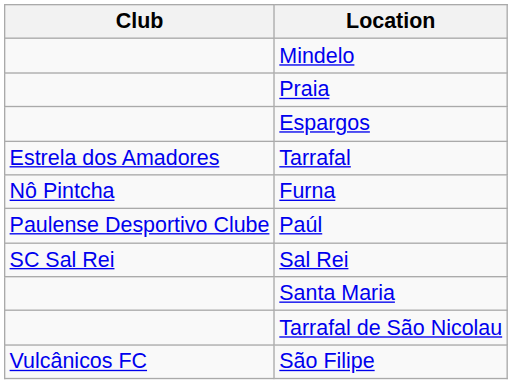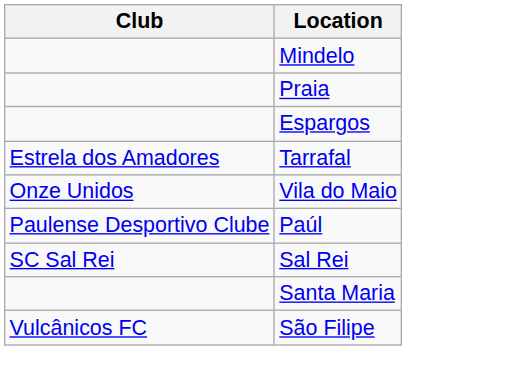- row: (307, 191)
+ row: (338, 191)
- row: (391, 327)
